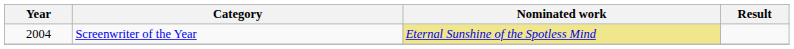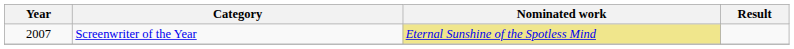(38, 34) 2004 -> (38, 34) 2007
